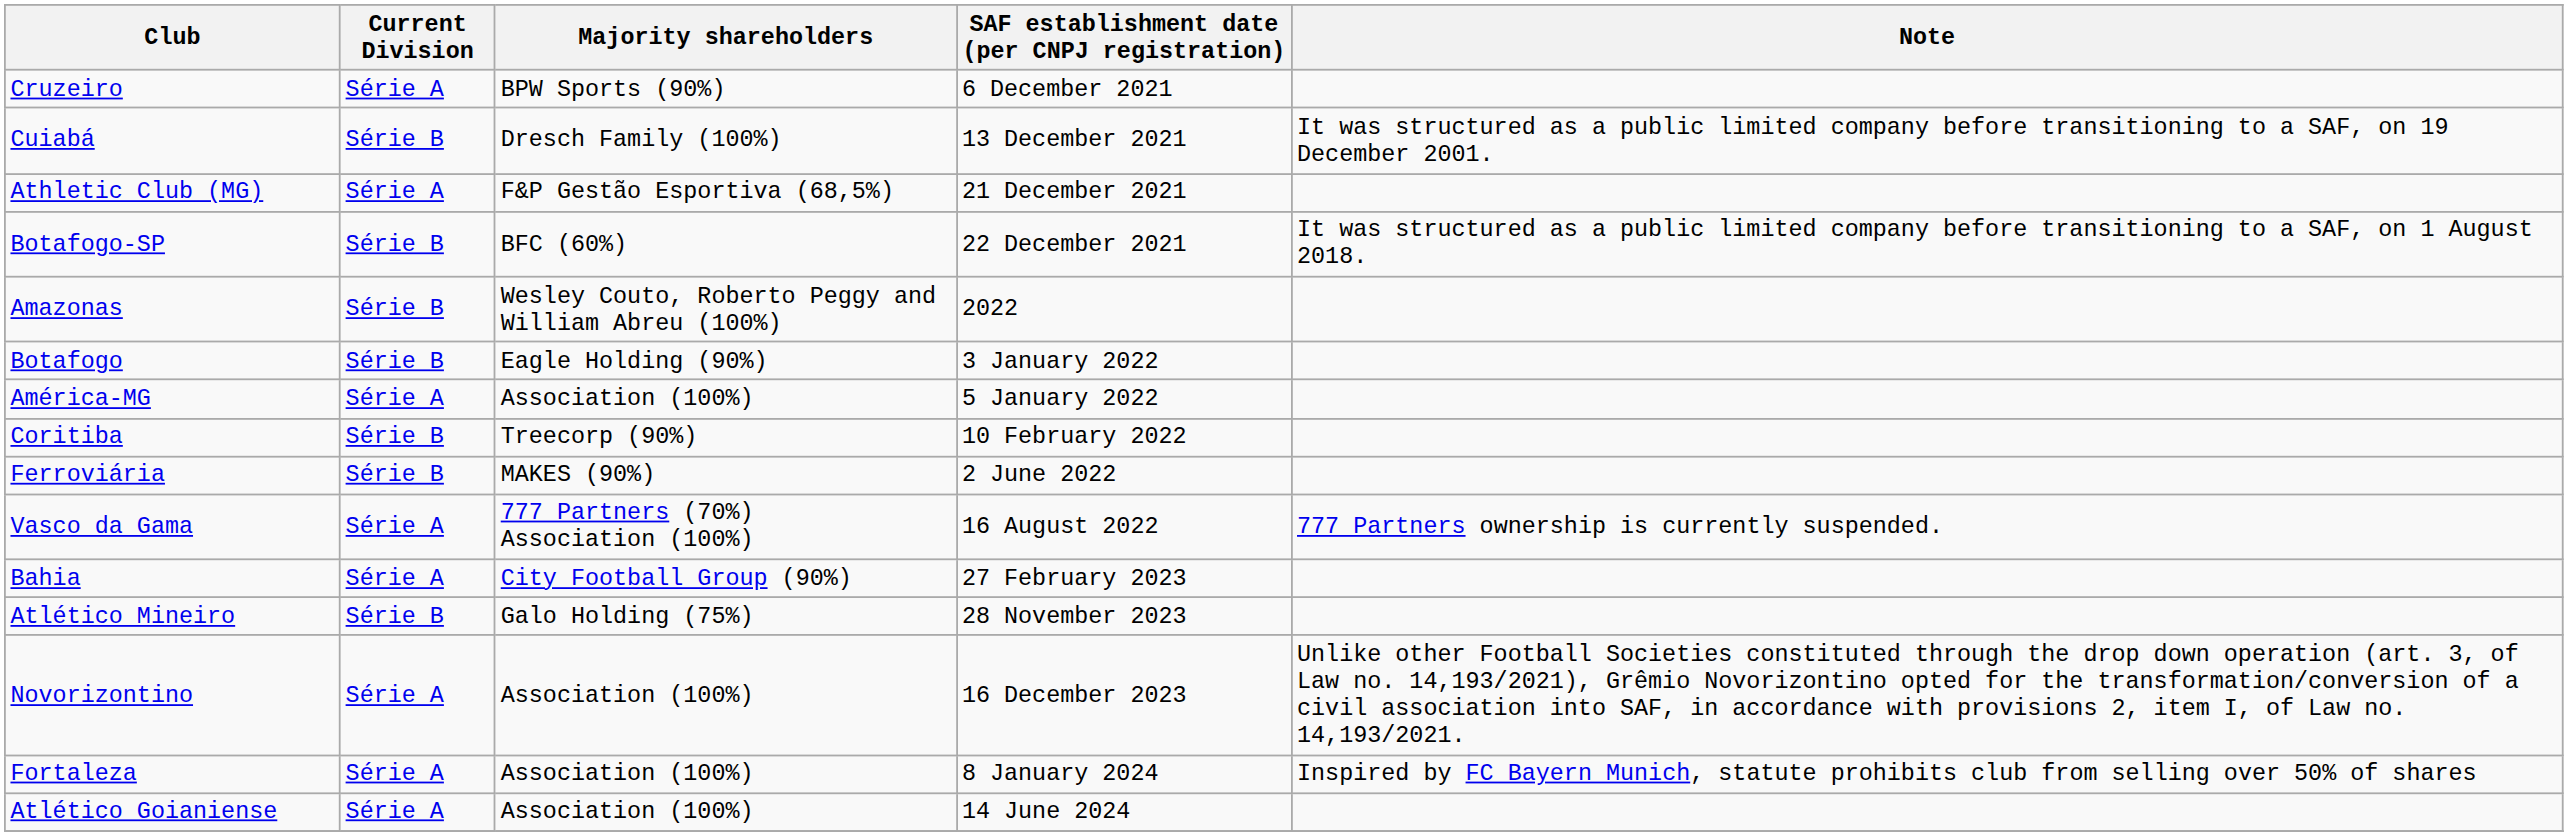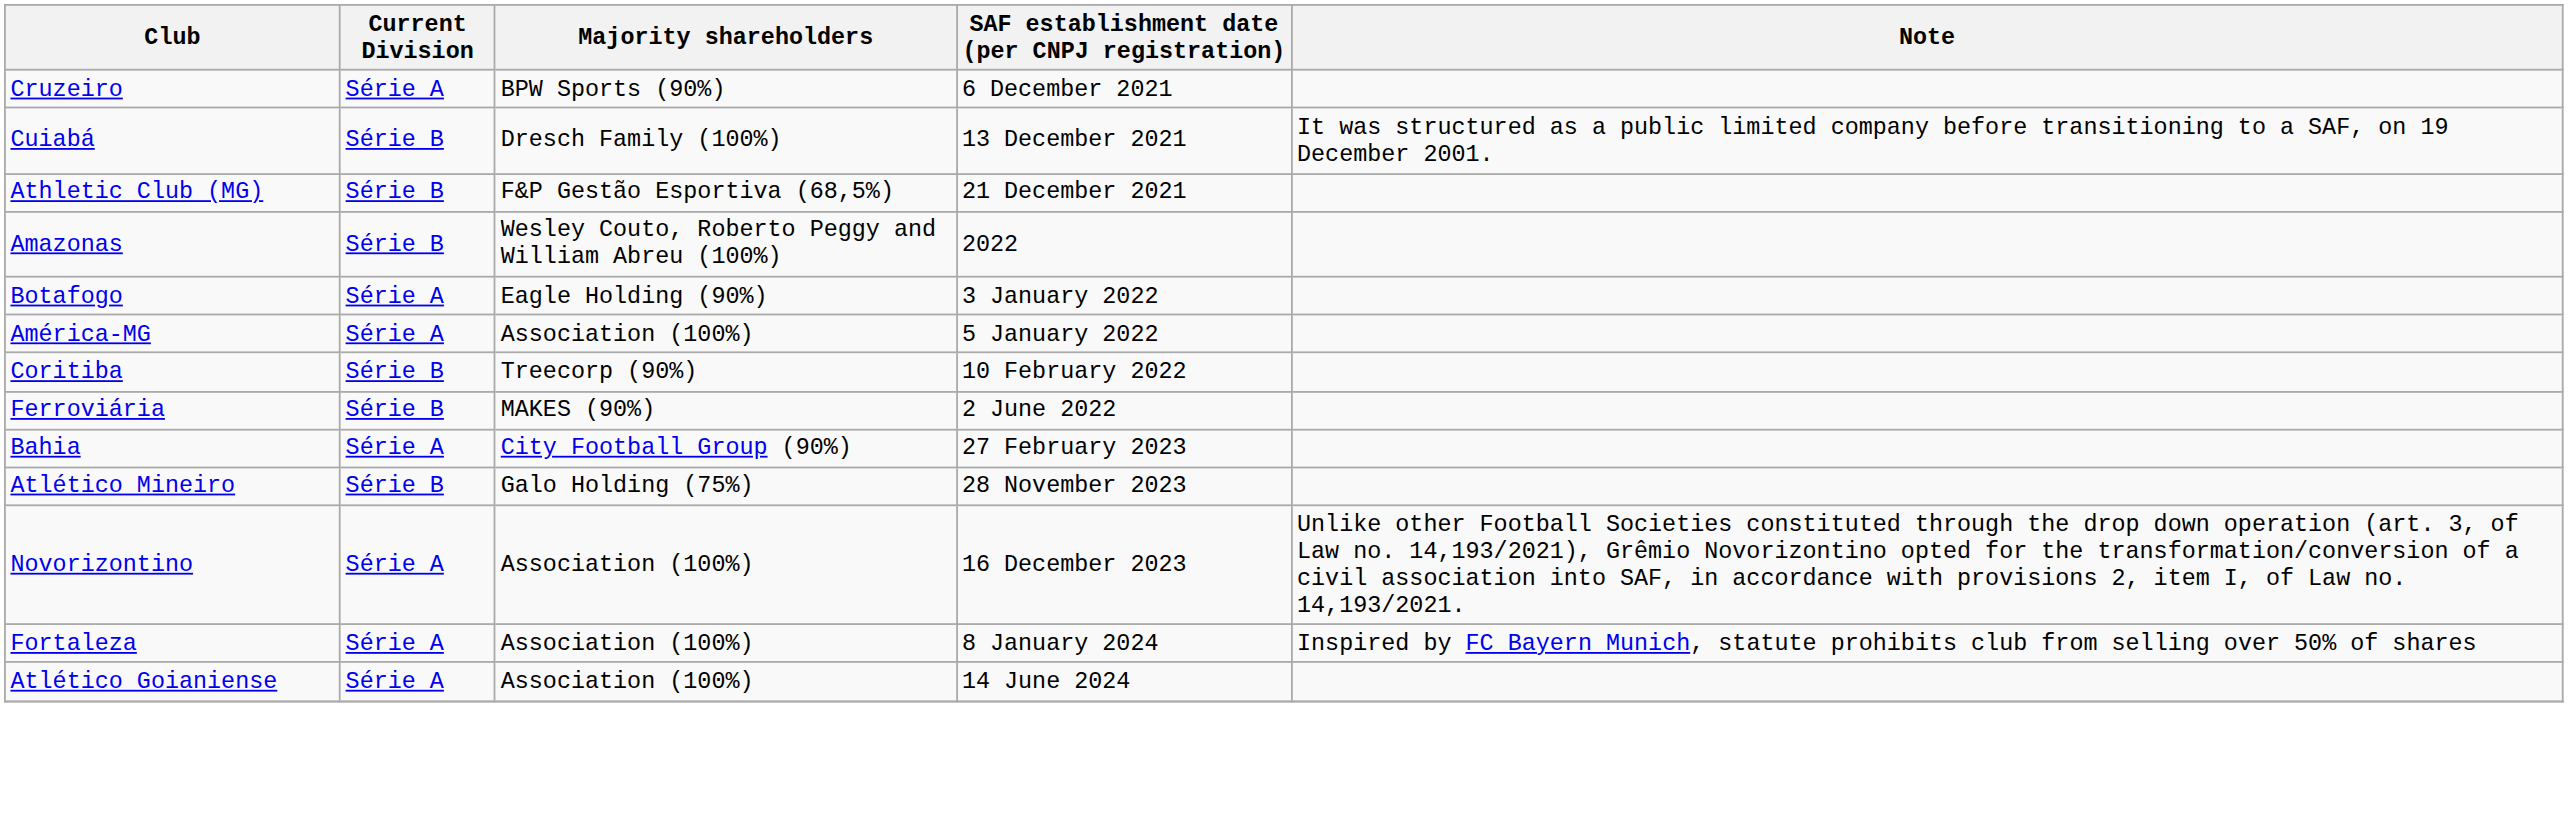(395, 192) Série A -> (395, 192) Série B
- row: (88, 244)
(395, 361) Série B -> (395, 296) Série A
- row: (102, 527)
